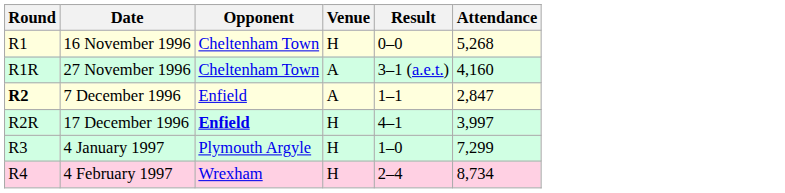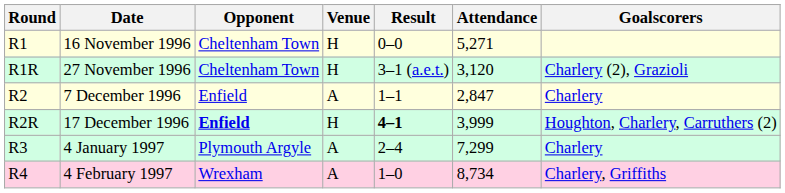+ column: (661, 17)
(475, 43) 5,268 -> (475, 43) 5,271
(333, 69) A -> (333, 69) H
(475, 69) 4,160 -> (475, 69) 3,120
(18, 95) bold -> (18, 95) normal
(390, 122) normal -> (390, 122) bold
(475, 122) 3,997 -> (475, 122) 3,999
(333, 148) H -> (333, 148) A
(390, 148) 1–0 -> (390, 148) 2–4
(333, 174) H -> (333, 174) A
(390, 174) 2–4 -> (390, 174) 1–0
